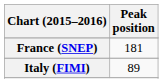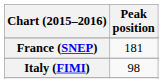(134, 68) 89 -> (134, 68) 98
